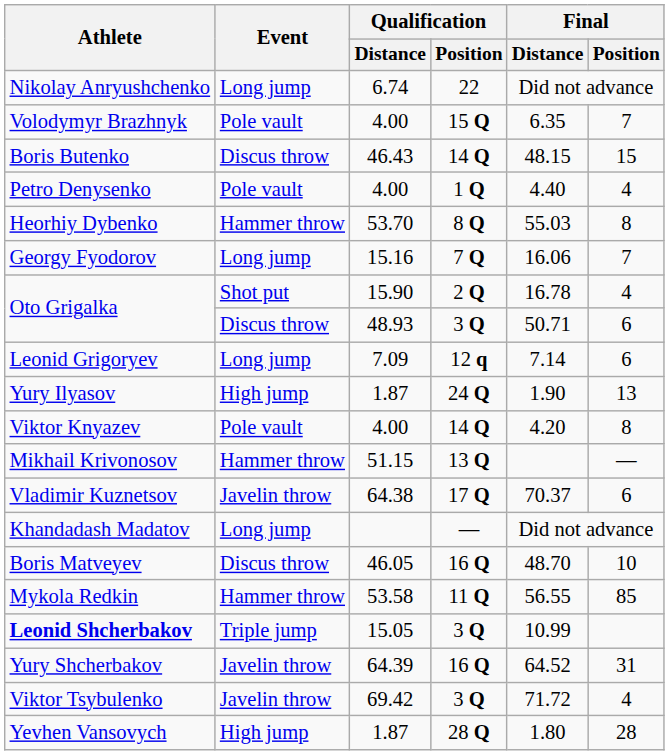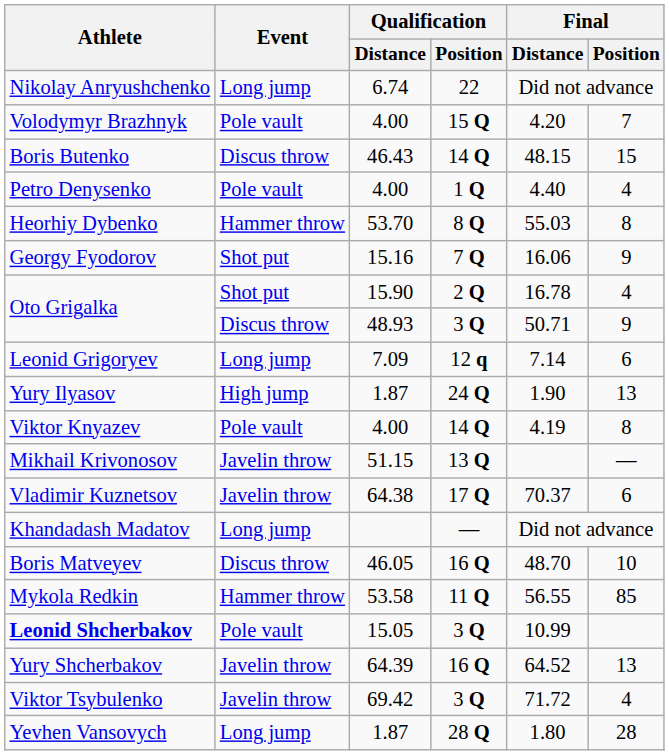(548, 121) 6.35 -> (548, 121) 4.20
(265, 257) Long jump -> (254, 257) Shot put
(626, 257) 7 -> (626, 257) 9
(626, 325) 6 -> (626, 325) 9
(548, 427) 4.20 -> (548, 427) 4.19
(282, 461) Hammer throw -> (276, 461) Javelin throw
(268, 631) Triple jump -> (261, 631) Pole vault
(626, 665) 31 -> (626, 665) 13
(264, 733) High jump -> (265, 733) Long jump
